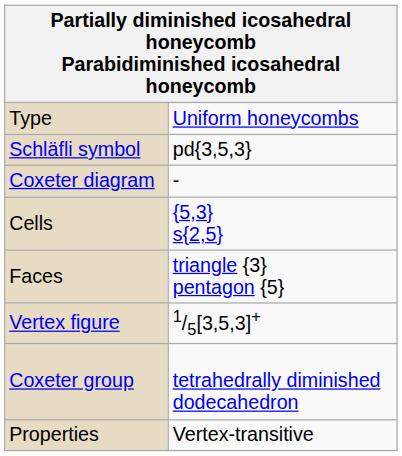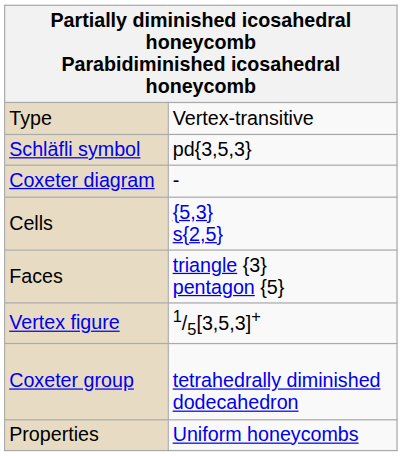(266, 118) Uniform honeycombs -> (243, 118) Vertex-transitive
(243, 434) Vertex-transitive -> (266, 434) Uniform honeycombs
